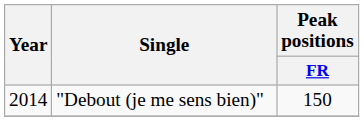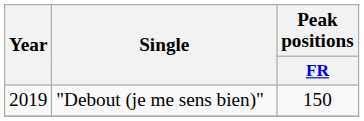(28, 100) 2014 -> (28, 100) 2019
